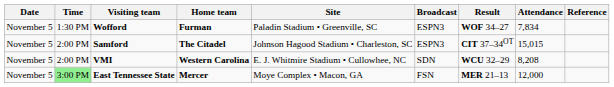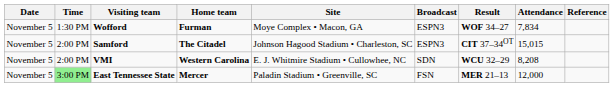(315, 27) Paladin Stadium • Greenville, SC -> (308, 27) Moye Complex • Macon, GA
(308, 75) Moye Complex • Macon, GA -> (315, 75) Paladin Stadium • Greenville, SC
